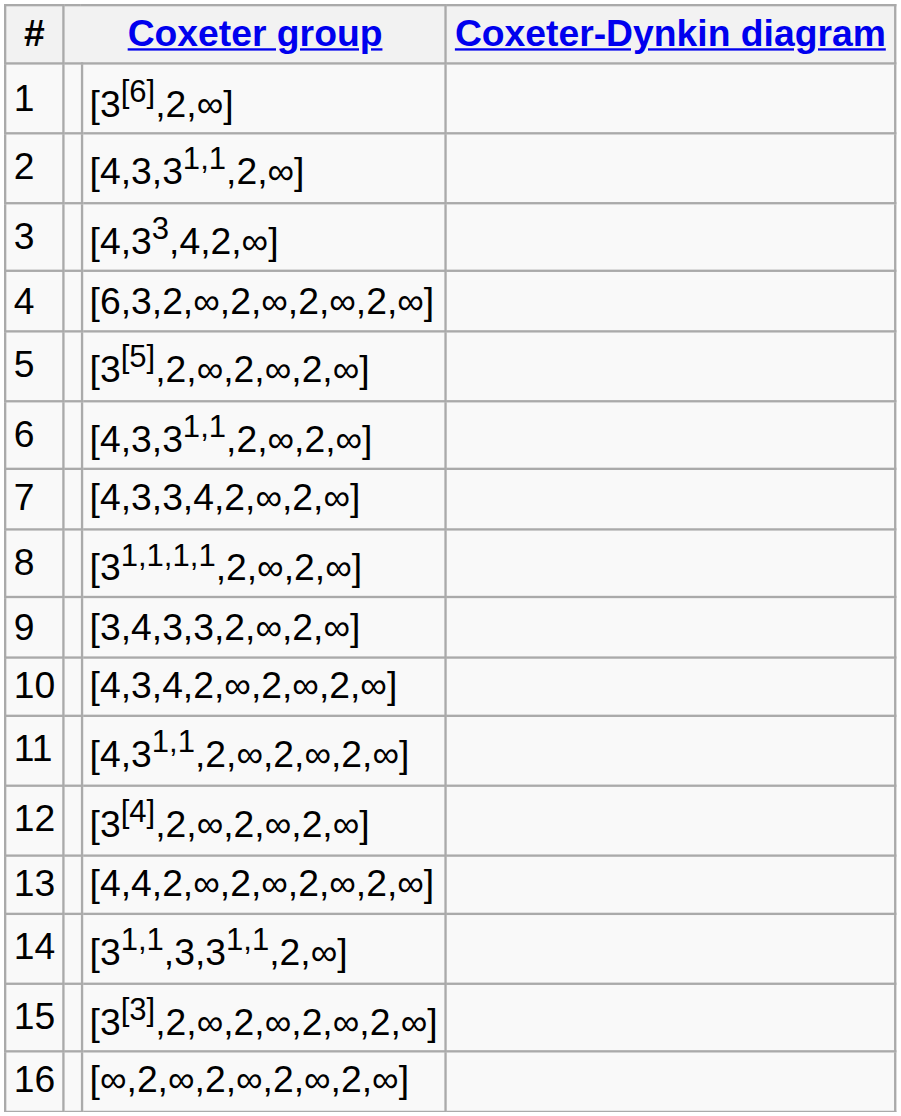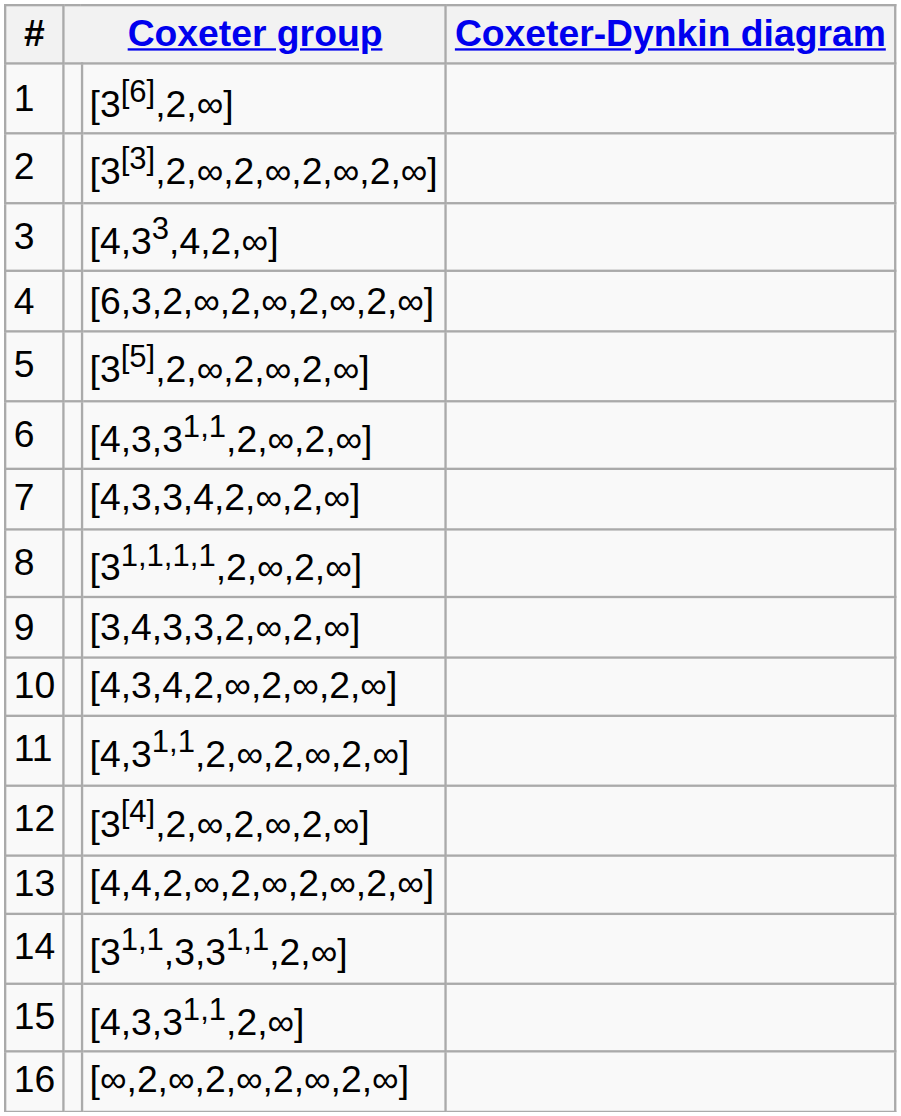(197, 167) [4,3,31,1,2,∞] -> (264, 167) [3[3],2,∞,2,∞,2,∞,2,∞]
(264, 1016) [3[3],2,∞,2,∞,2,∞,2,∞] -> (197, 1016) [4,3,31,1,2,∞]
